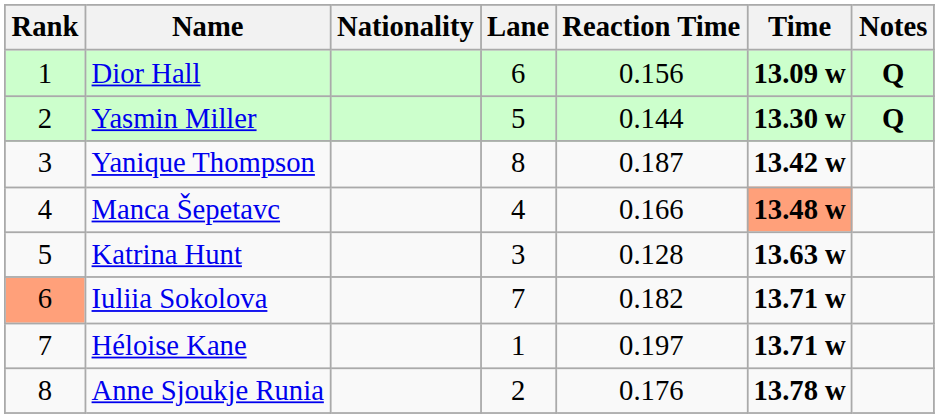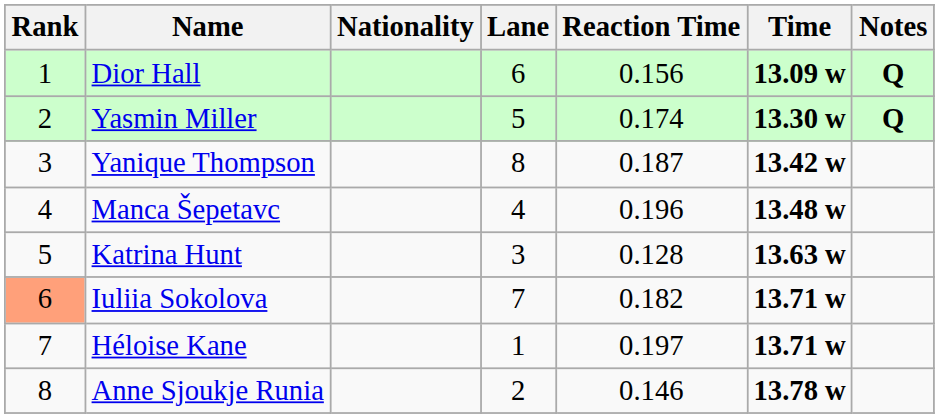(651, 118) 0.144 -> (651, 118) 0.174
(651, 208) 0.166 -> (651, 208) 0.196
(800, 208) lightsalmon background -> (800, 208) no background
(651, 390) 0.176 -> (651, 390) 0.146
